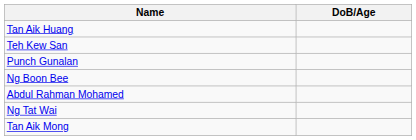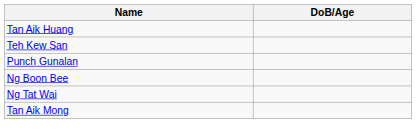- row: (65, 95)
